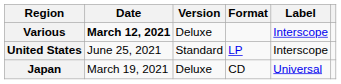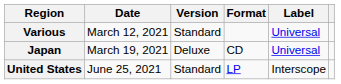(129, 32) bold -> (128, 32) normal
(194, 32) Deluxe -> (197, 32) Standard
(301, 32) Interscope -> (296, 32) Universal
rows swapped: (44, 69) <-> (44, 50)
